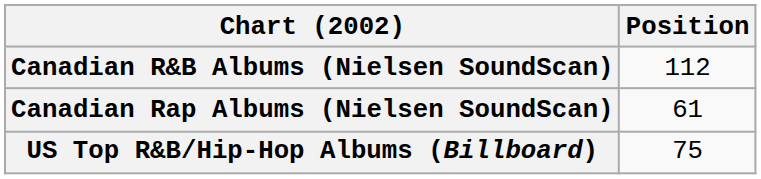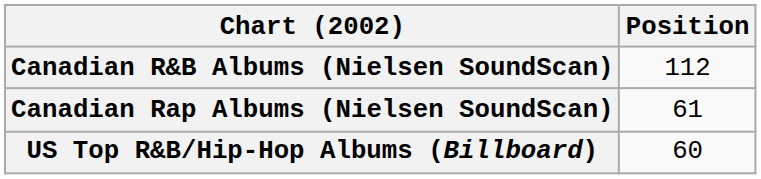(688, 152) 75 -> (688, 152) 60
